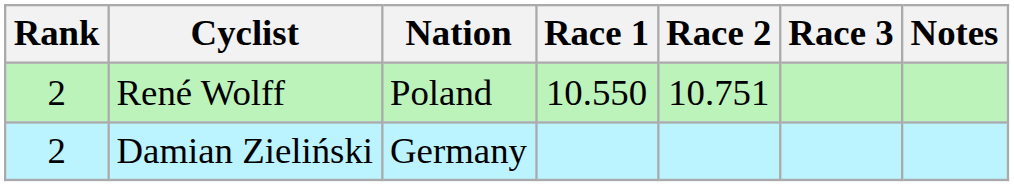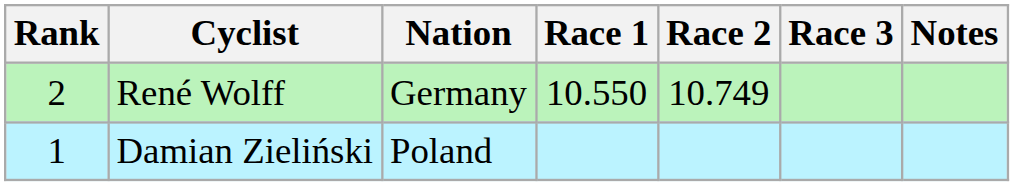(441, 92) Poland -> (458, 92) Germany
(719, 92) 10.751 -> (719, 92) 10.749
(57, 150) 2 -> (57, 150) 1
(458, 150) Germany -> (441, 150) Poland
